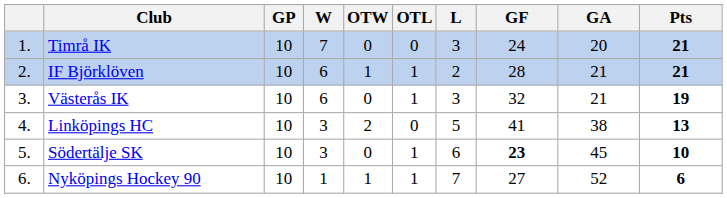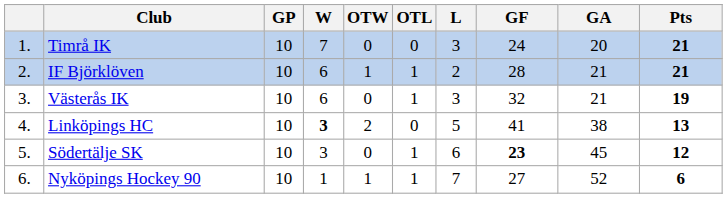(323, 125) normal -> (323, 125) bold
(681, 152) 10 -> (681, 152) 12
